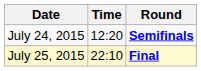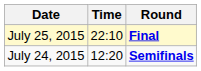rows swapped: (46, 35) <-> (46, 55)
